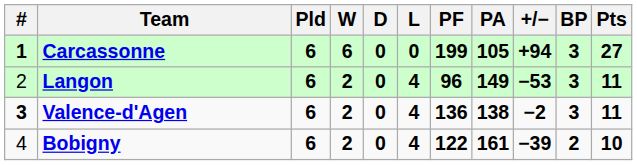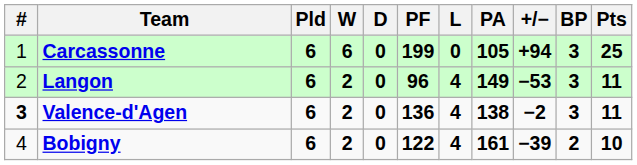columns swapped: (414, 19) <-> (451, 19)
(21, 50) bold -> (21, 50) normal
(612, 50) 27 -> (612, 50) 25
